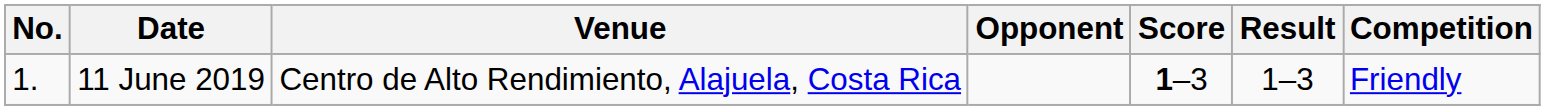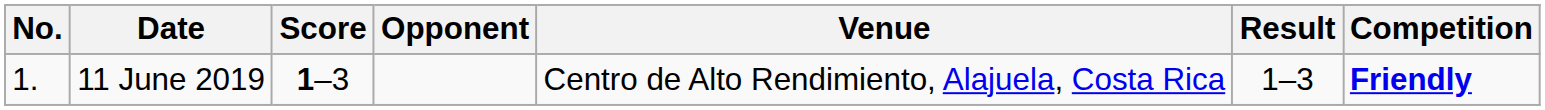columns swapped: (620, 29) <-> (1182, 29)
(1406, 79) normal -> (1411, 79) bold
